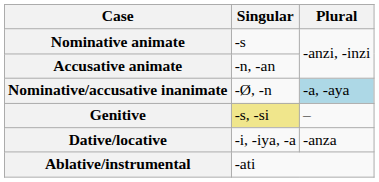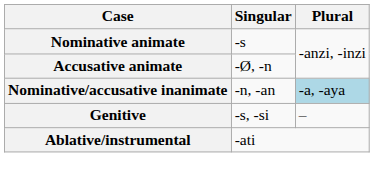(255, 66) -n, -an -> (253, 66) -Ø, -n
(253, 90) -Ø, -n -> (255, 90) -n, -an
(252, 115) khaki background -> (252, 115) no background
- row: (118, 139)
